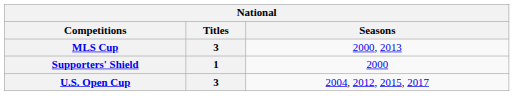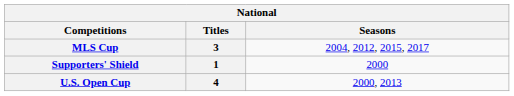(377, 47) 2000, 2013 -> (377, 47) 2004, 2012, 2015, 2017
(216, 82) 3 -> (216, 82) 4
(377, 82) 2004, 2012, 2015, 2017 -> (377, 82) 2000, 2013
